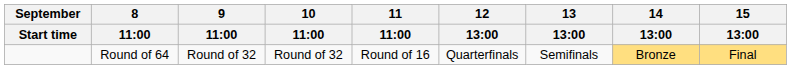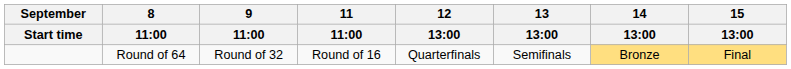- column: (308, 34)
